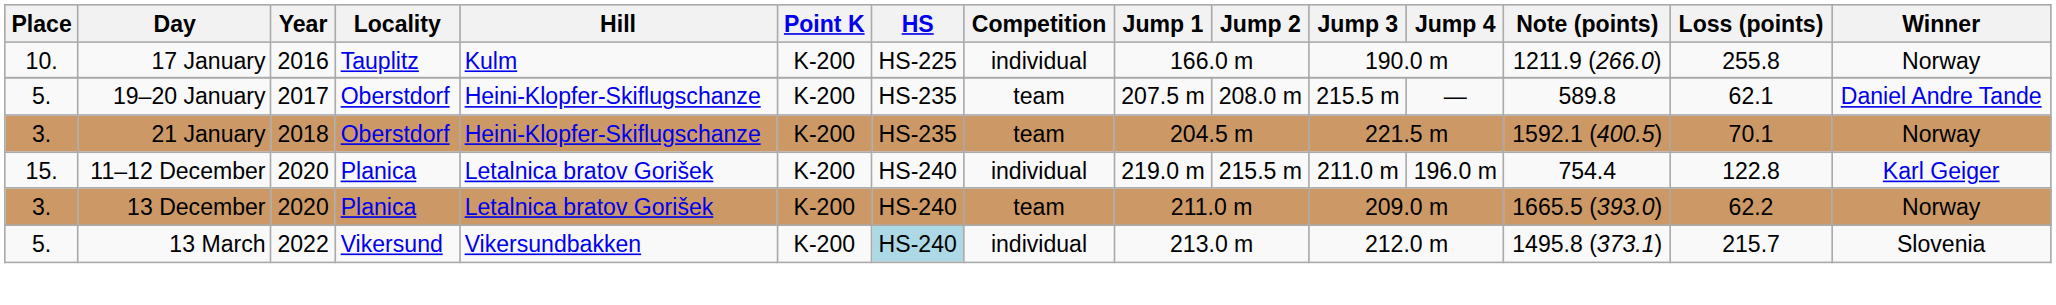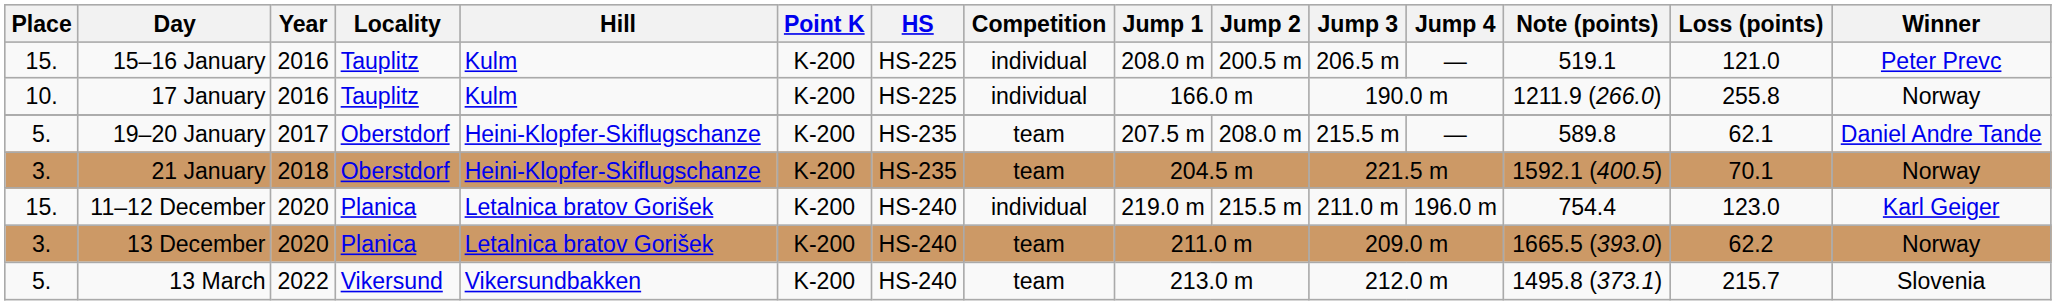+ row: (189, 60)
(1751, 170) 122.8 -> (1751, 207) 123.0
(918, 244) lightblue background -> (918, 281) no background
(1039, 244) individual -> (1039, 281) team
